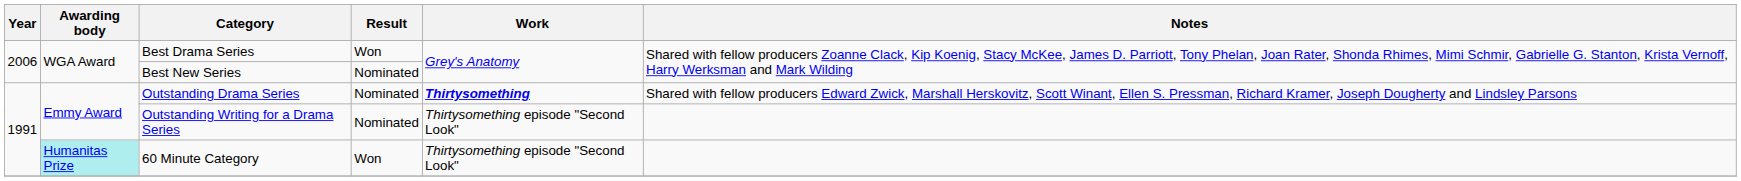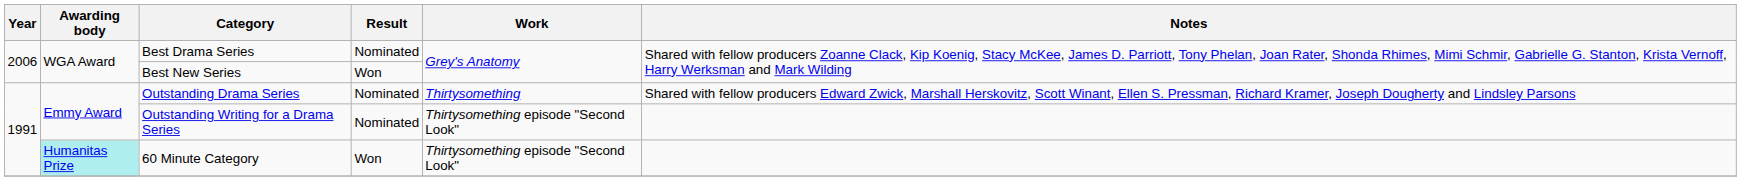(368, 51) Won -> (387, 51) Nominated
(387, 73) Nominated -> (368, 73) Won
(477, 94) bold -> (473, 94) normal
